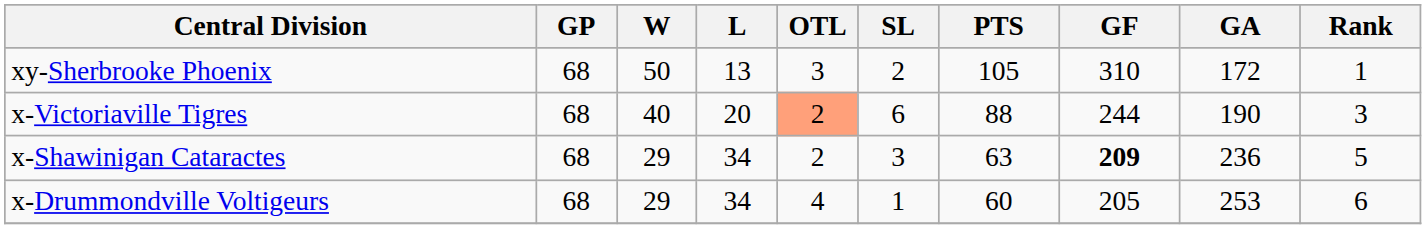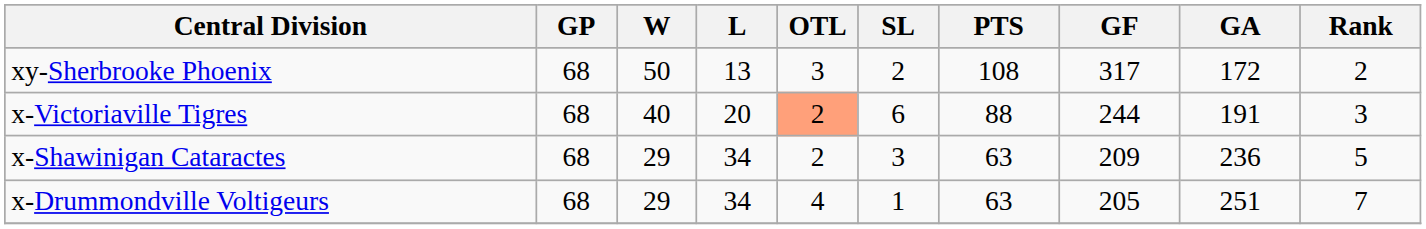(999, 69) 105 -> (999, 69) 108
(1119, 69) 310 -> (1119, 69) 317
(1361, 69) 1 -> (1361, 69) 2
(1240, 113) 190 -> (1240, 113) 191
(1119, 157) bold -> (1119, 157) normal
(999, 200) 60 -> (999, 200) 63
(1240, 200) 253 -> (1240, 200) 251
(1361, 200) 6 -> (1361, 200) 7
